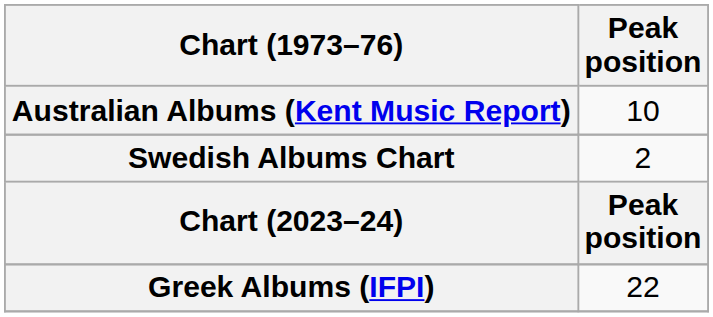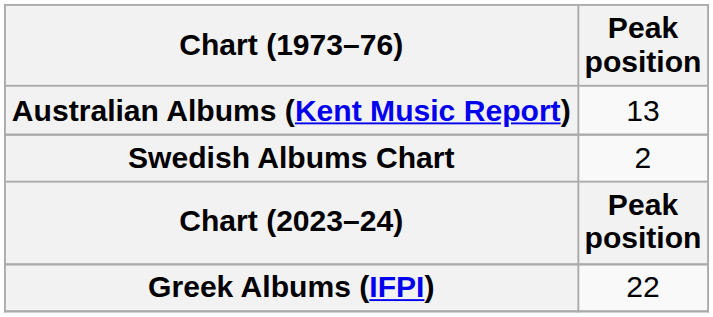(643, 109) 10 -> (643, 109) 13
